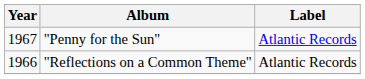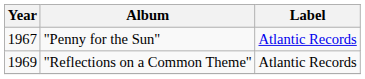(22, 62) 1966 -> (22, 62) 1969
